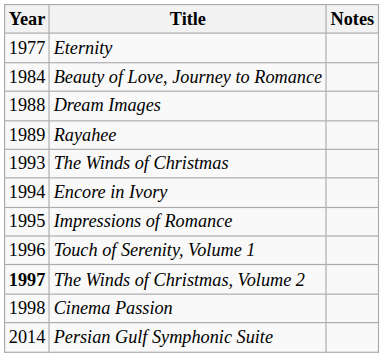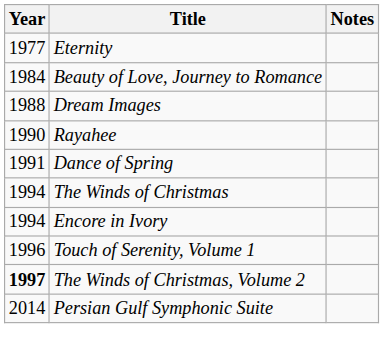(27, 134) 1989 -> (27, 134) 1990
+ row: (113, 163)
(27, 163) 1993 -> (27, 192) 1994
- row: (143, 221)
- row: (113, 308)
